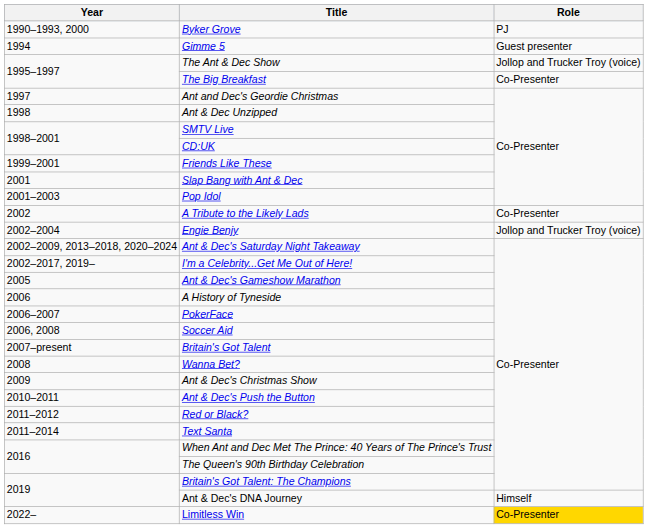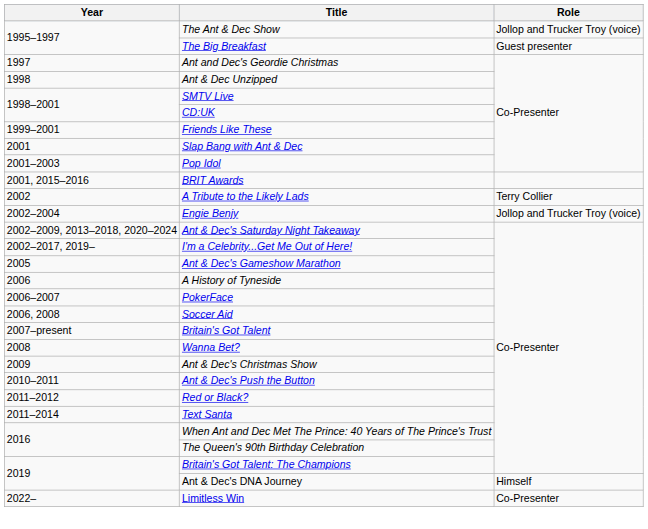- row: (211, 29)
- row: (203, 46)
(528, 79) Co-Presenter -> (534, 46) Guest presenter
+ row: (213, 180)
(528, 213) Co-Presenter -> (524, 197) Terry Collier
(528, 515) gold background -> (528, 498) no background
